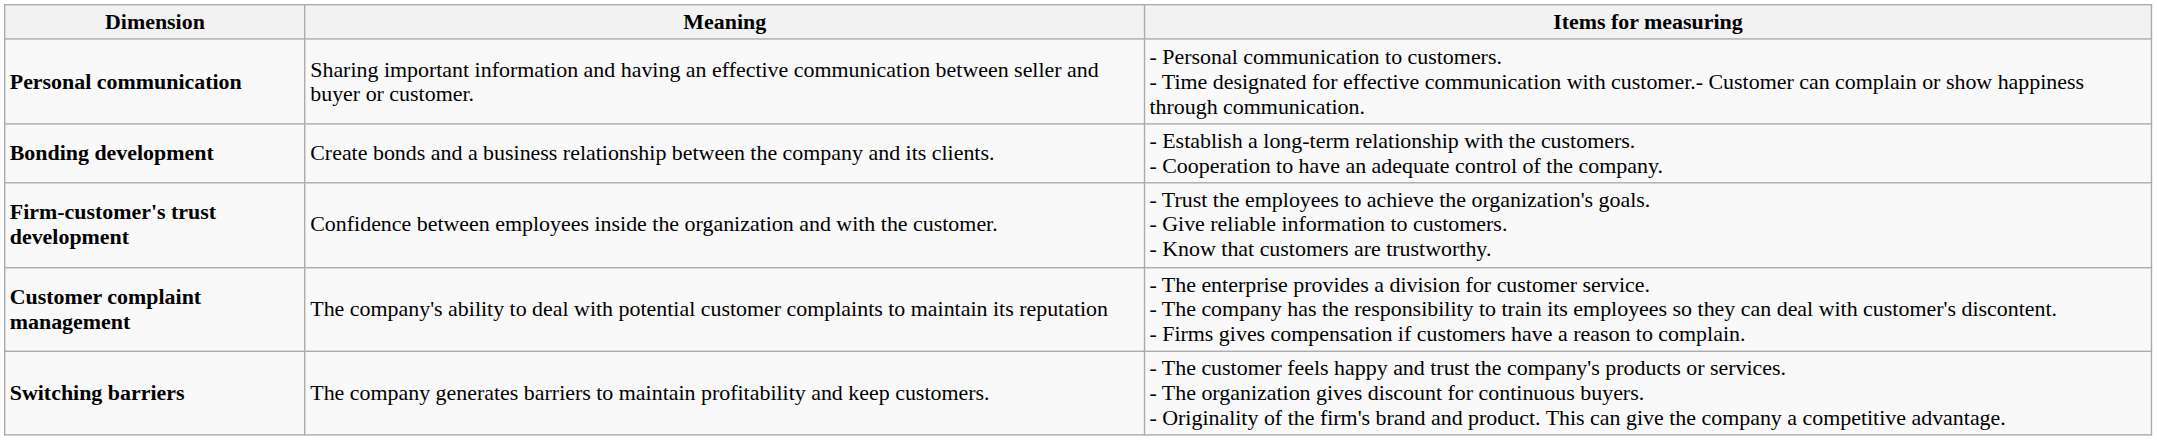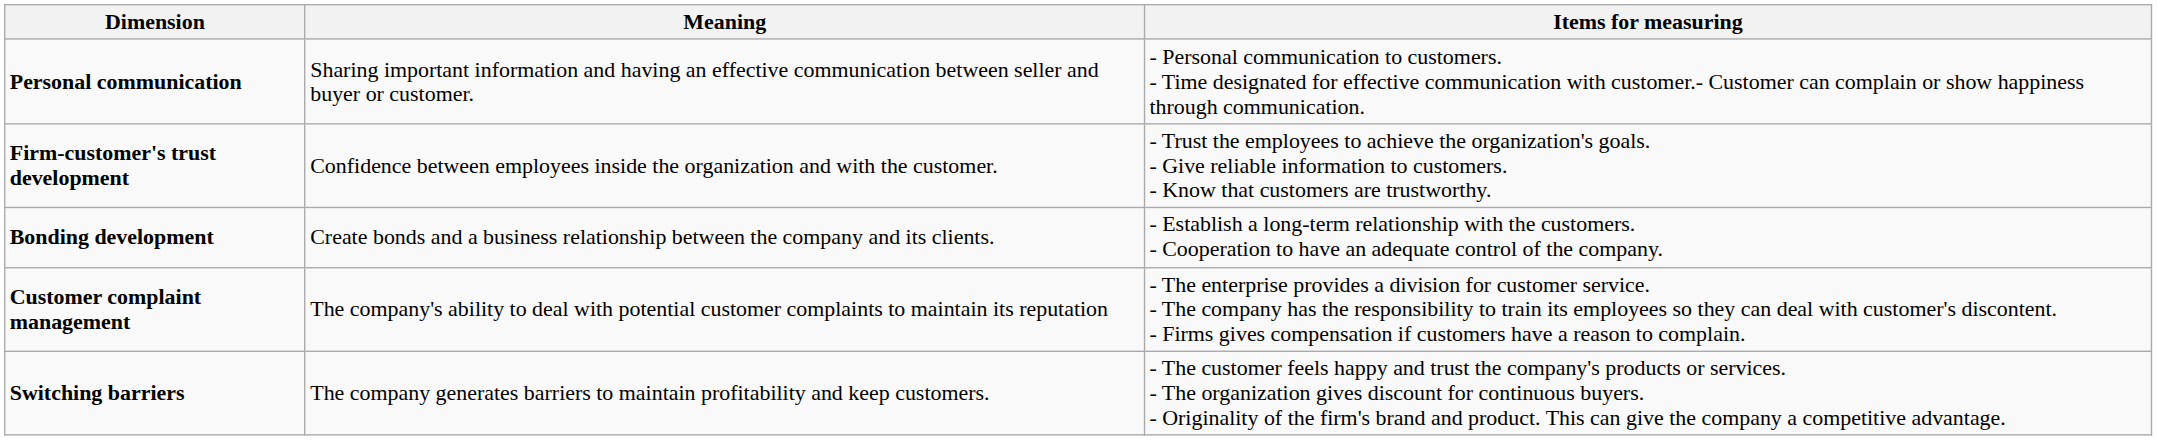rows swapped: (113, 224) <-> (112, 153)
